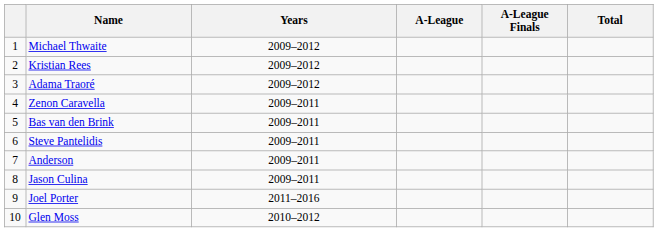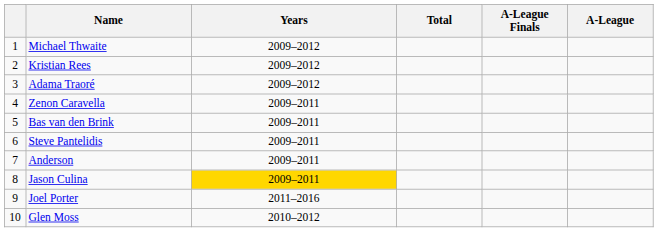columns swapped: (439, 21) <-> (610, 21)
(294, 179) no background -> (294, 179) gold background
